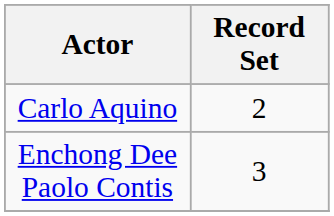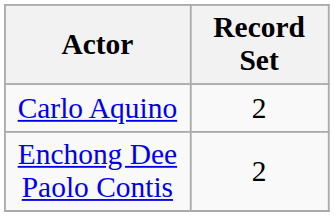(259, 170) 3 -> (259, 170) 2
